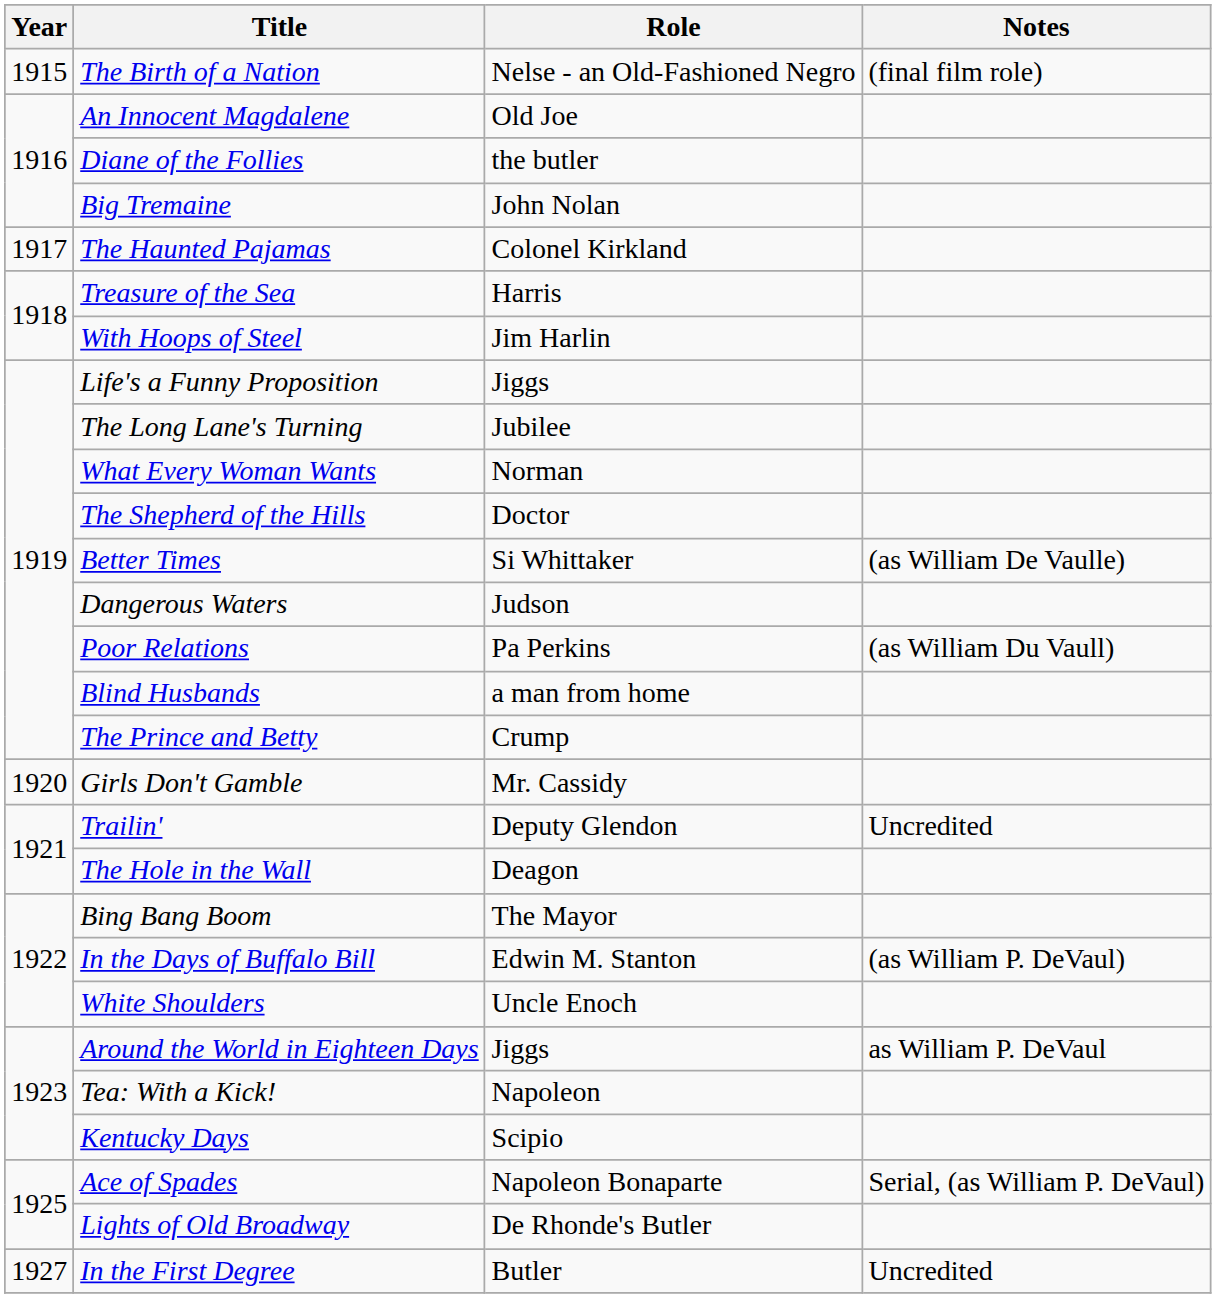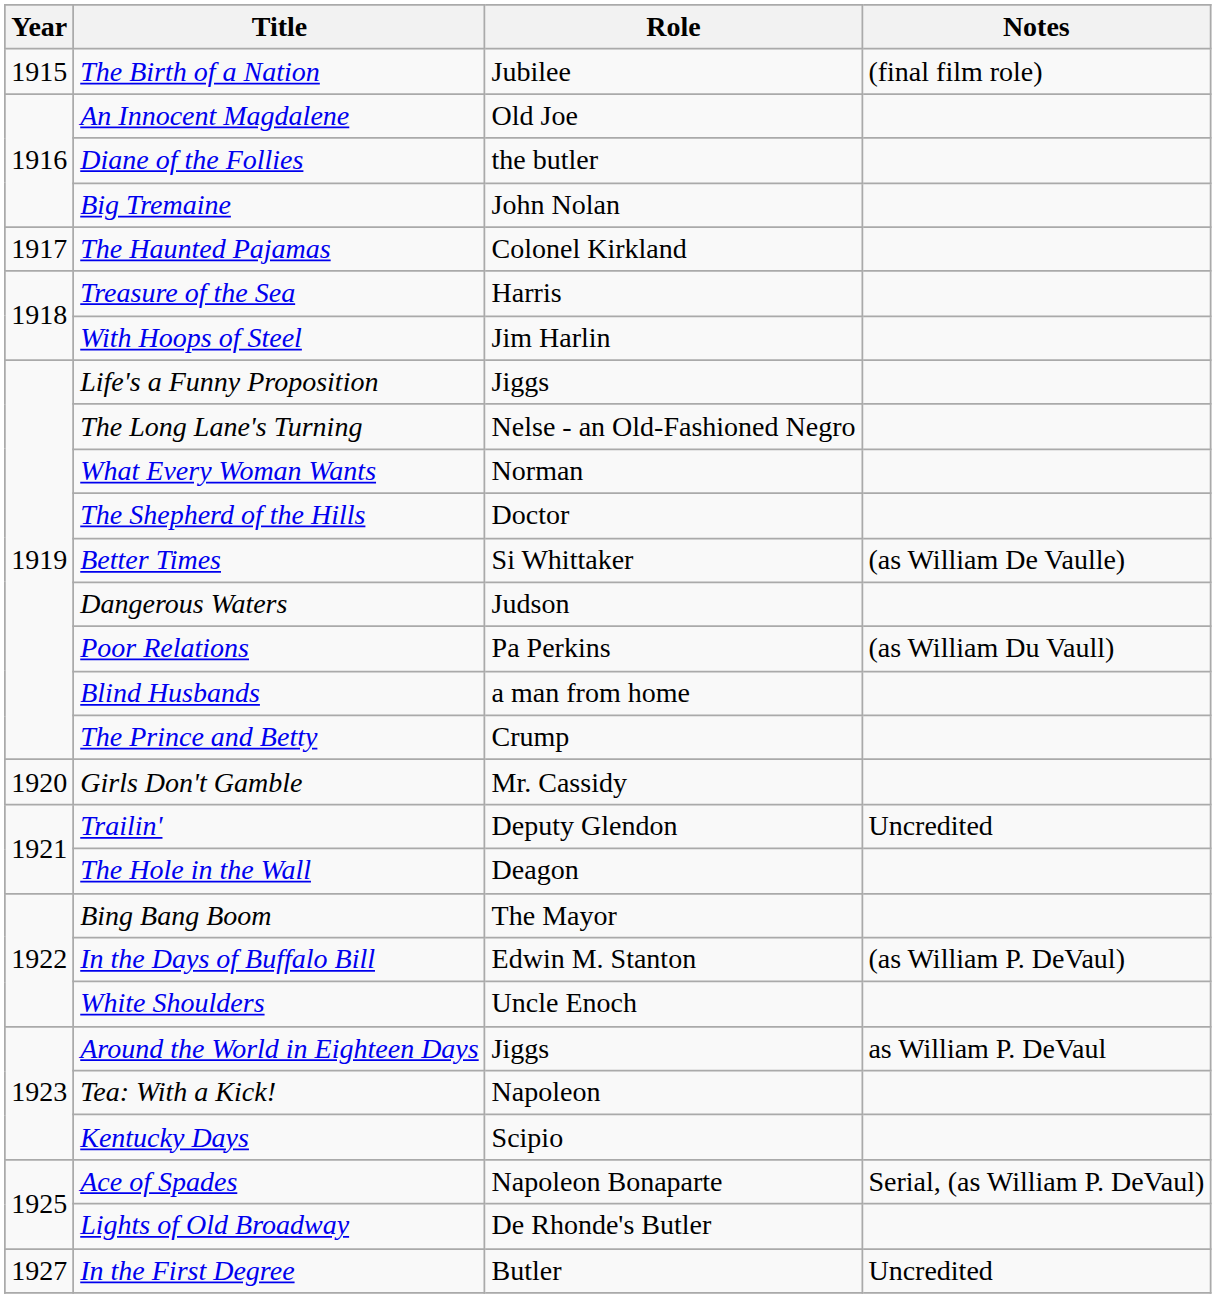(674, 71) Nelse - an Old-Fashioned Negro -> (531, 71) Jubilee
(531, 426) Jubilee -> (674, 426) Nelse - an Old-Fashioned Negro
